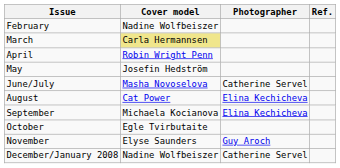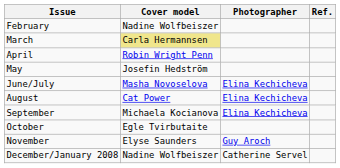(265, 84) Catherine Servel -> (265, 84) Elina Kechicheva
